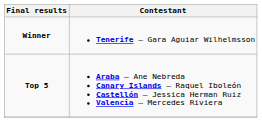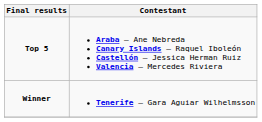rows swapped: (37, 36) <-> (37, 86)
